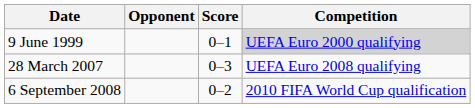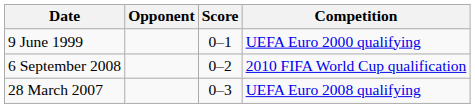(333, 41) lightgrey background -> (333, 41) no background
rows swapped: (55, 66) <-> (65, 90)
